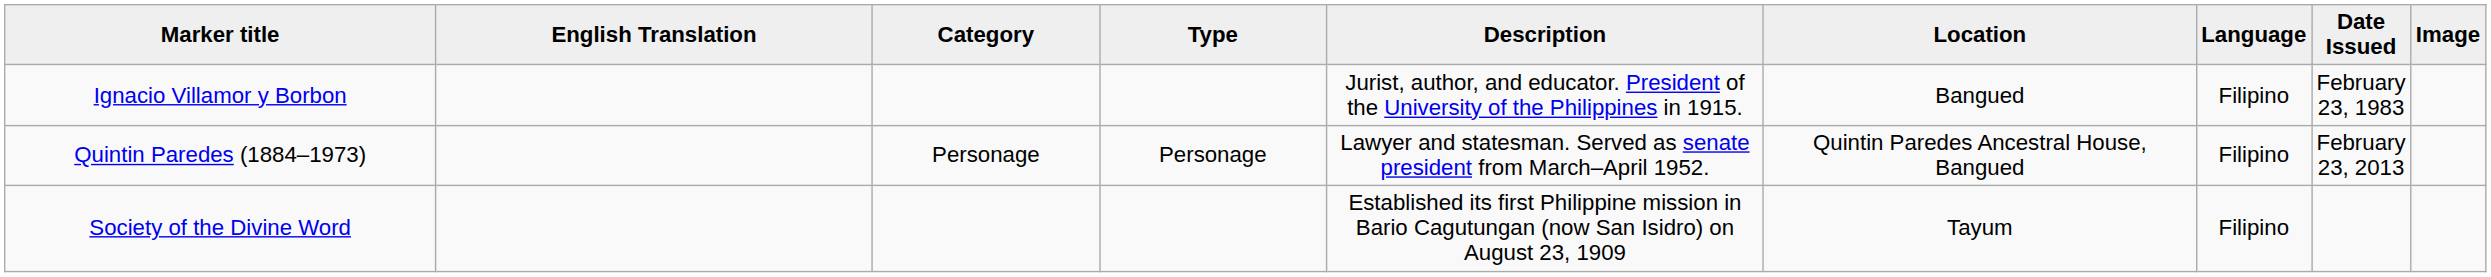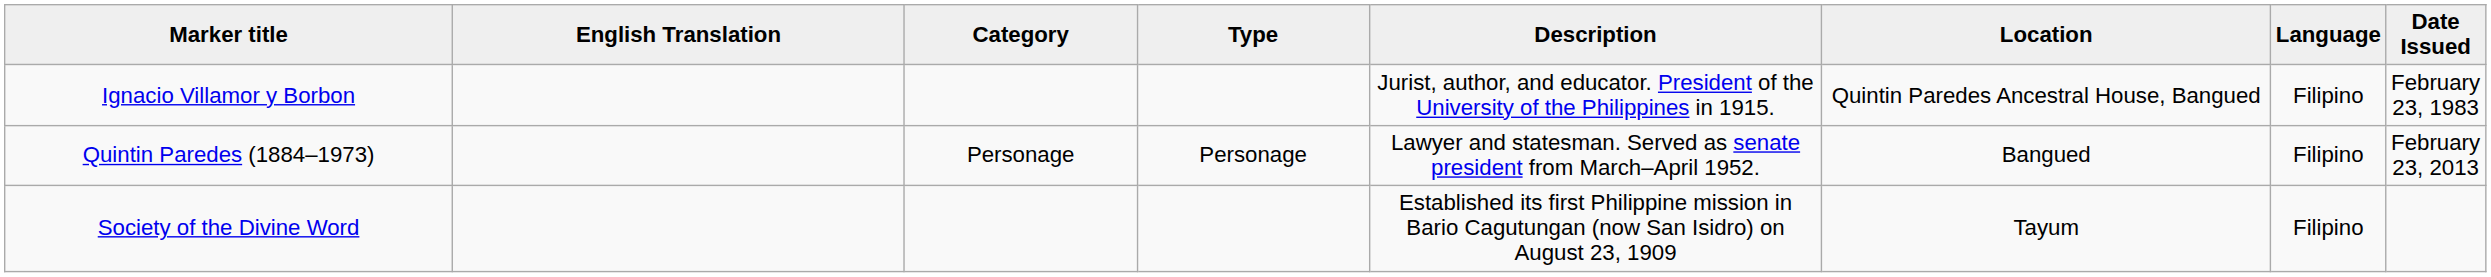- column: (2448, 34)
(1980, 94) Bangued -> (2046, 94) Quintin Paredes Ancestral House, Bangued
(1980, 155) Quintin Paredes Ancestral House, Bangued -> (2046, 155) Bangued
